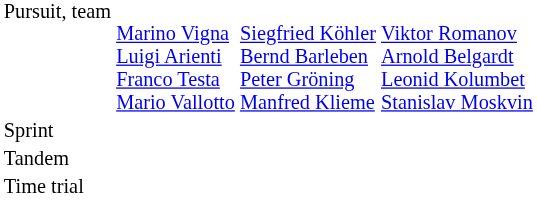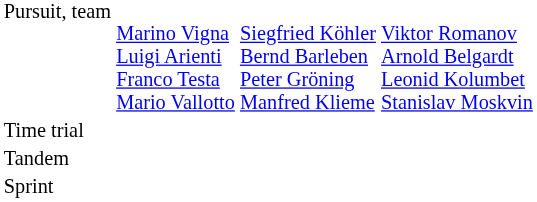rows swapped: (29, 130) <-> (44, 186)
